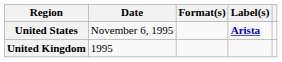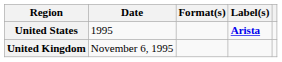(132, 30) November 6, 1995 -> (102, 30) 1995
(102, 48) 1995 -> (132, 48) November 6, 1995
